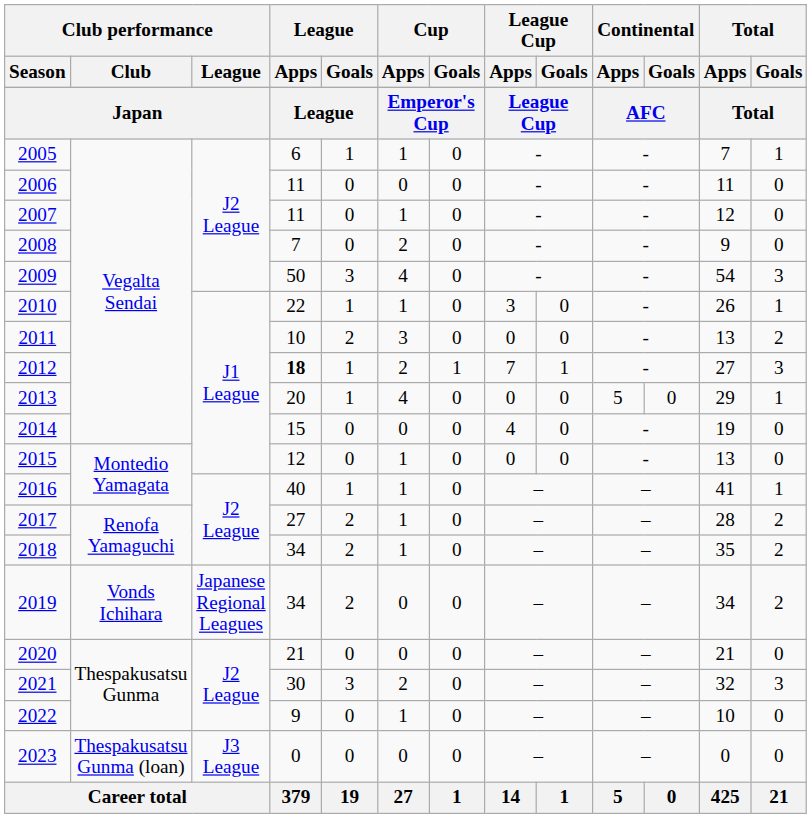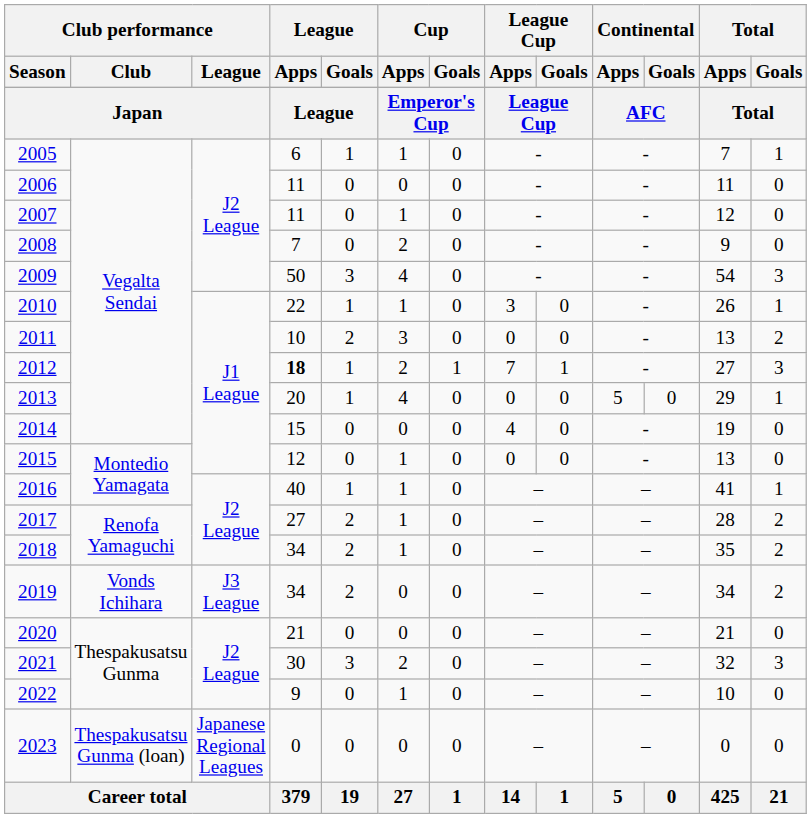(231, 602) Japanese Regional Leagues -> (231, 591) J3 League
(231, 756) J3 League -> (231, 745) Japanese Regional Leagues
